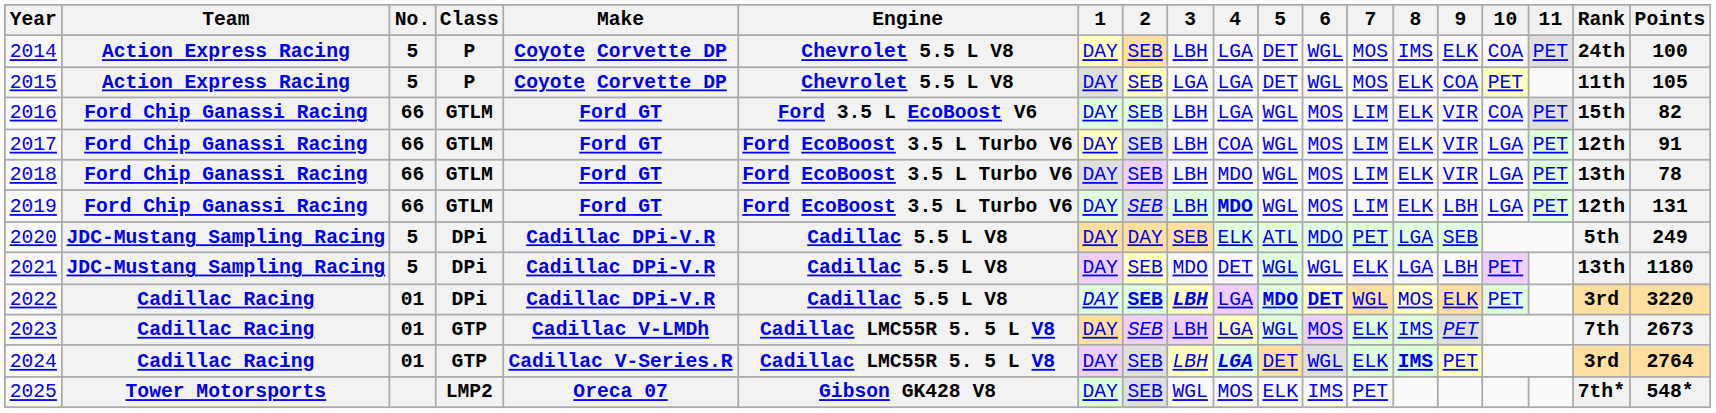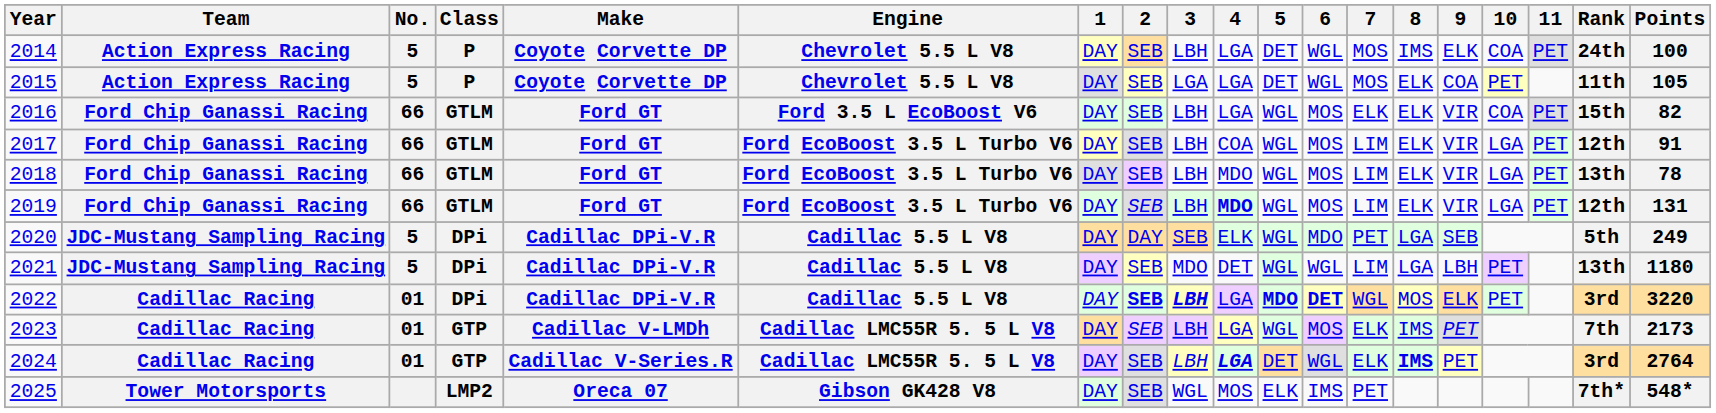(1370, 113) LIM -> (1370, 113) ELK
(1460, 206) LBH -> (1460, 206) VIR
(1280, 237) ATL -> (1280, 237) WGL
(1370, 268) ELK -> (1370, 268) LIM
(1670, 330) 2673 -> (1670, 330) 2173
